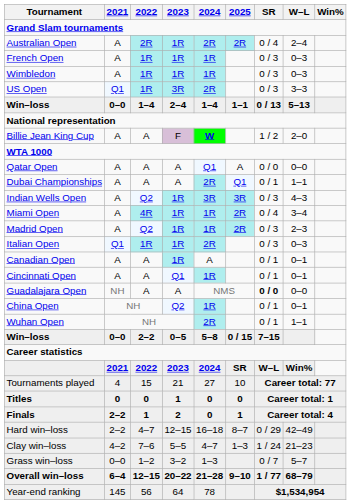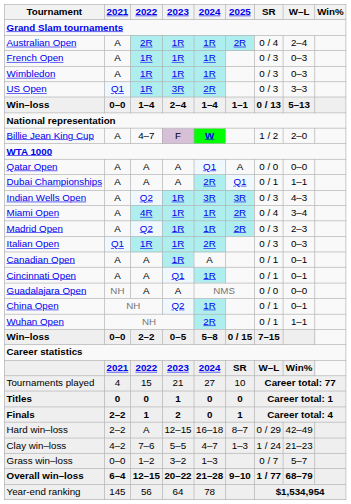(210, 43) 2R -> (210, 43) 1R
(146, 136) A -> (146, 136) 4–7
(269, 290) bold -> (269, 290) normal
(146, 430) 4–7 -> (146, 430) A
